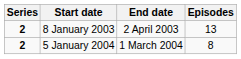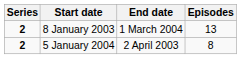(151, 29) 2 April 2003 -> (151, 29) 1 March 2004
(151, 45) 1 March 2004 -> (151, 45) 2 April 2003
